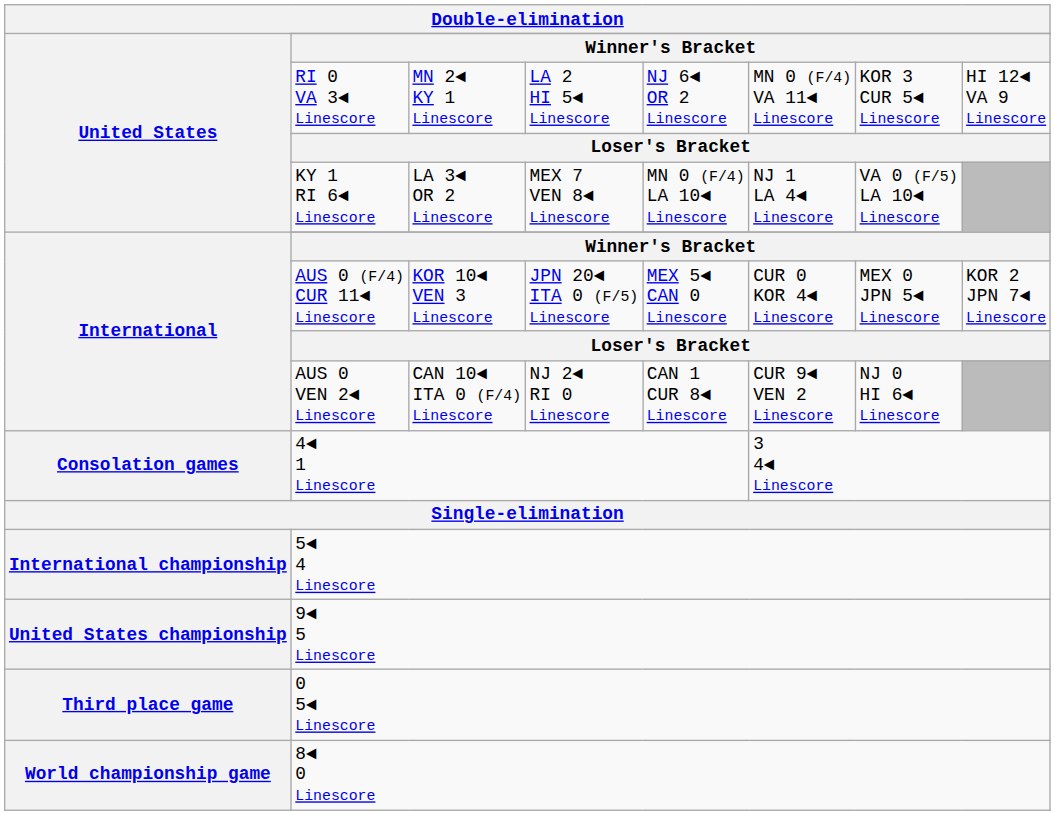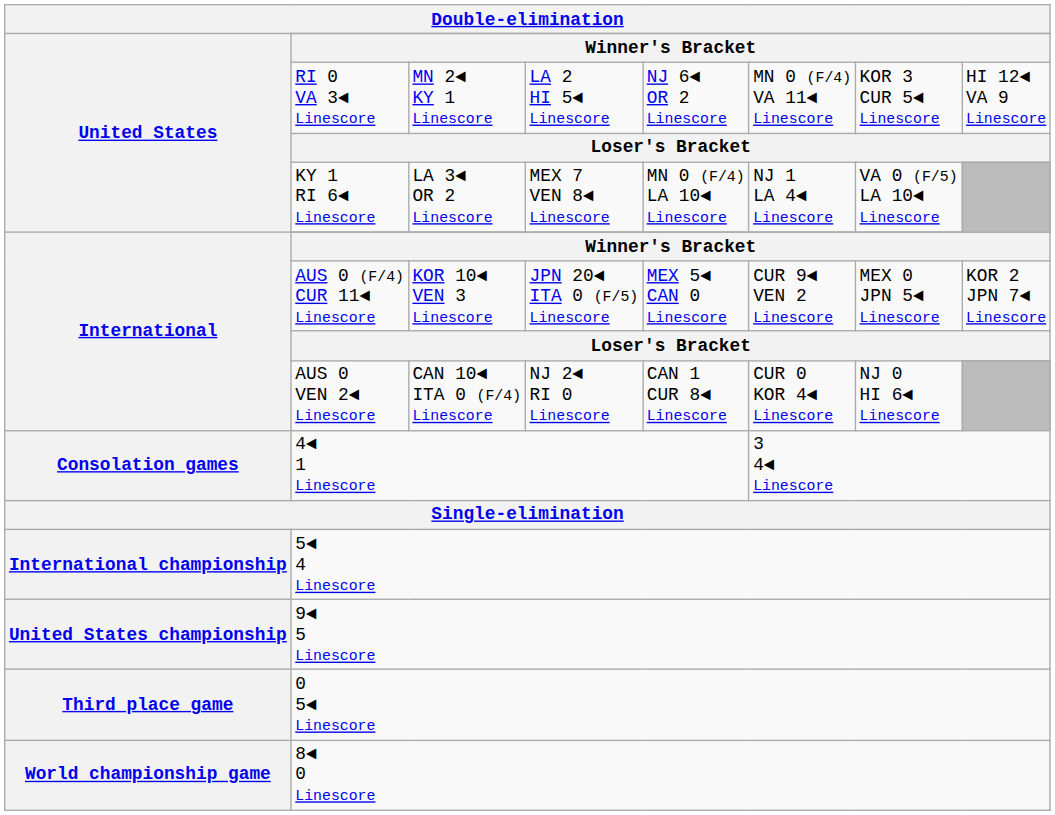(793, 295) CUR 0 KOR 4◄ Linescore -> (793, 295) CUR 9◄ VEN 2 Linescore
(793, 395) CUR 9◄ VEN 2 Linescore -> (793, 395) CUR 0 KOR 4◄ Linescore
